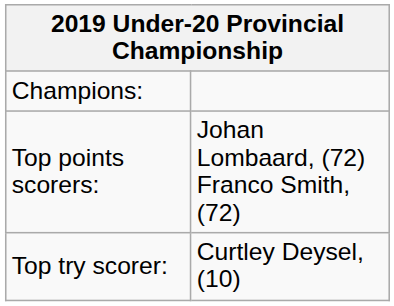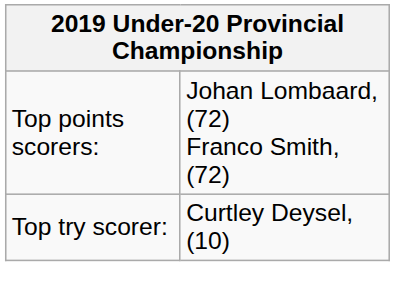- row: (77, 90)
